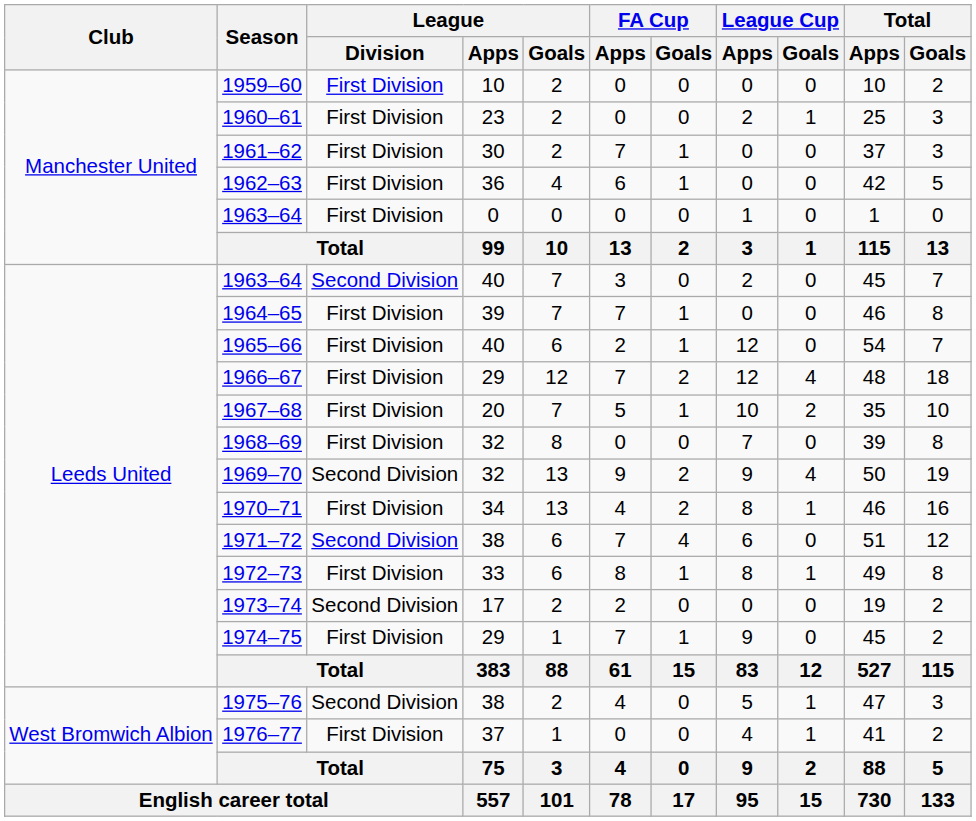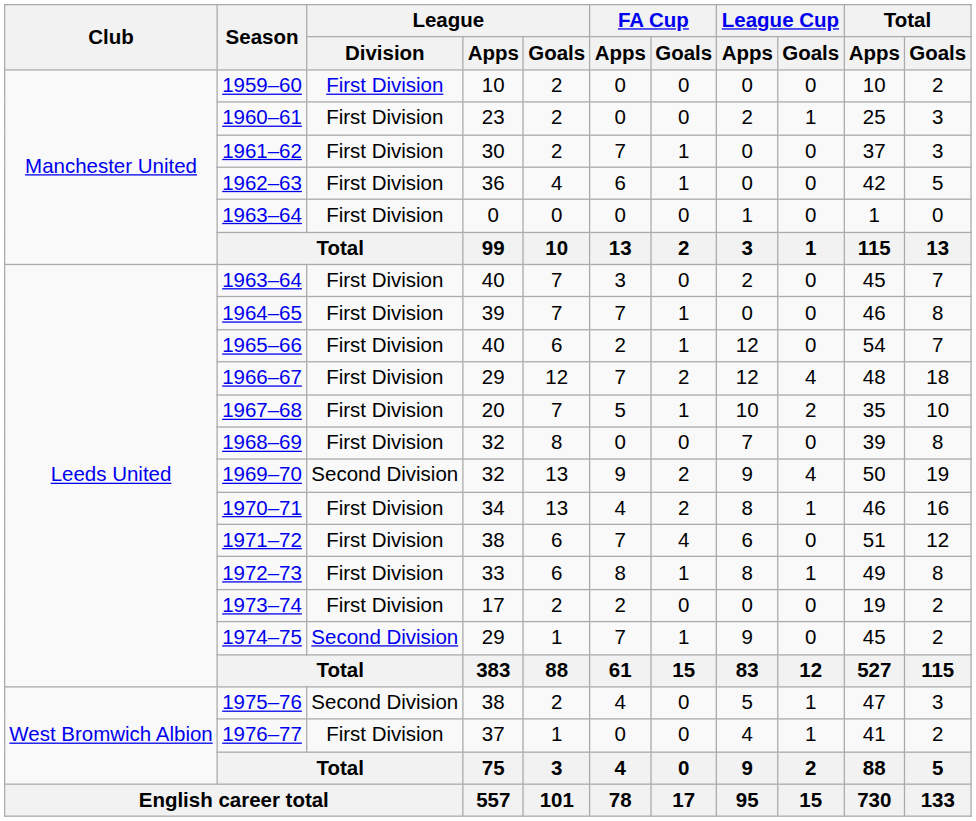(385, 280) Second Division -> (385, 280) First Division
(385, 540) Second Division -> (385, 540) First Division
(385, 605) Second Division -> (385, 605) First Division
(385, 637) First Division -> (385, 637) Second Division
